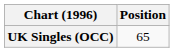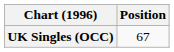(143, 36) 65 -> (143, 36) 67
